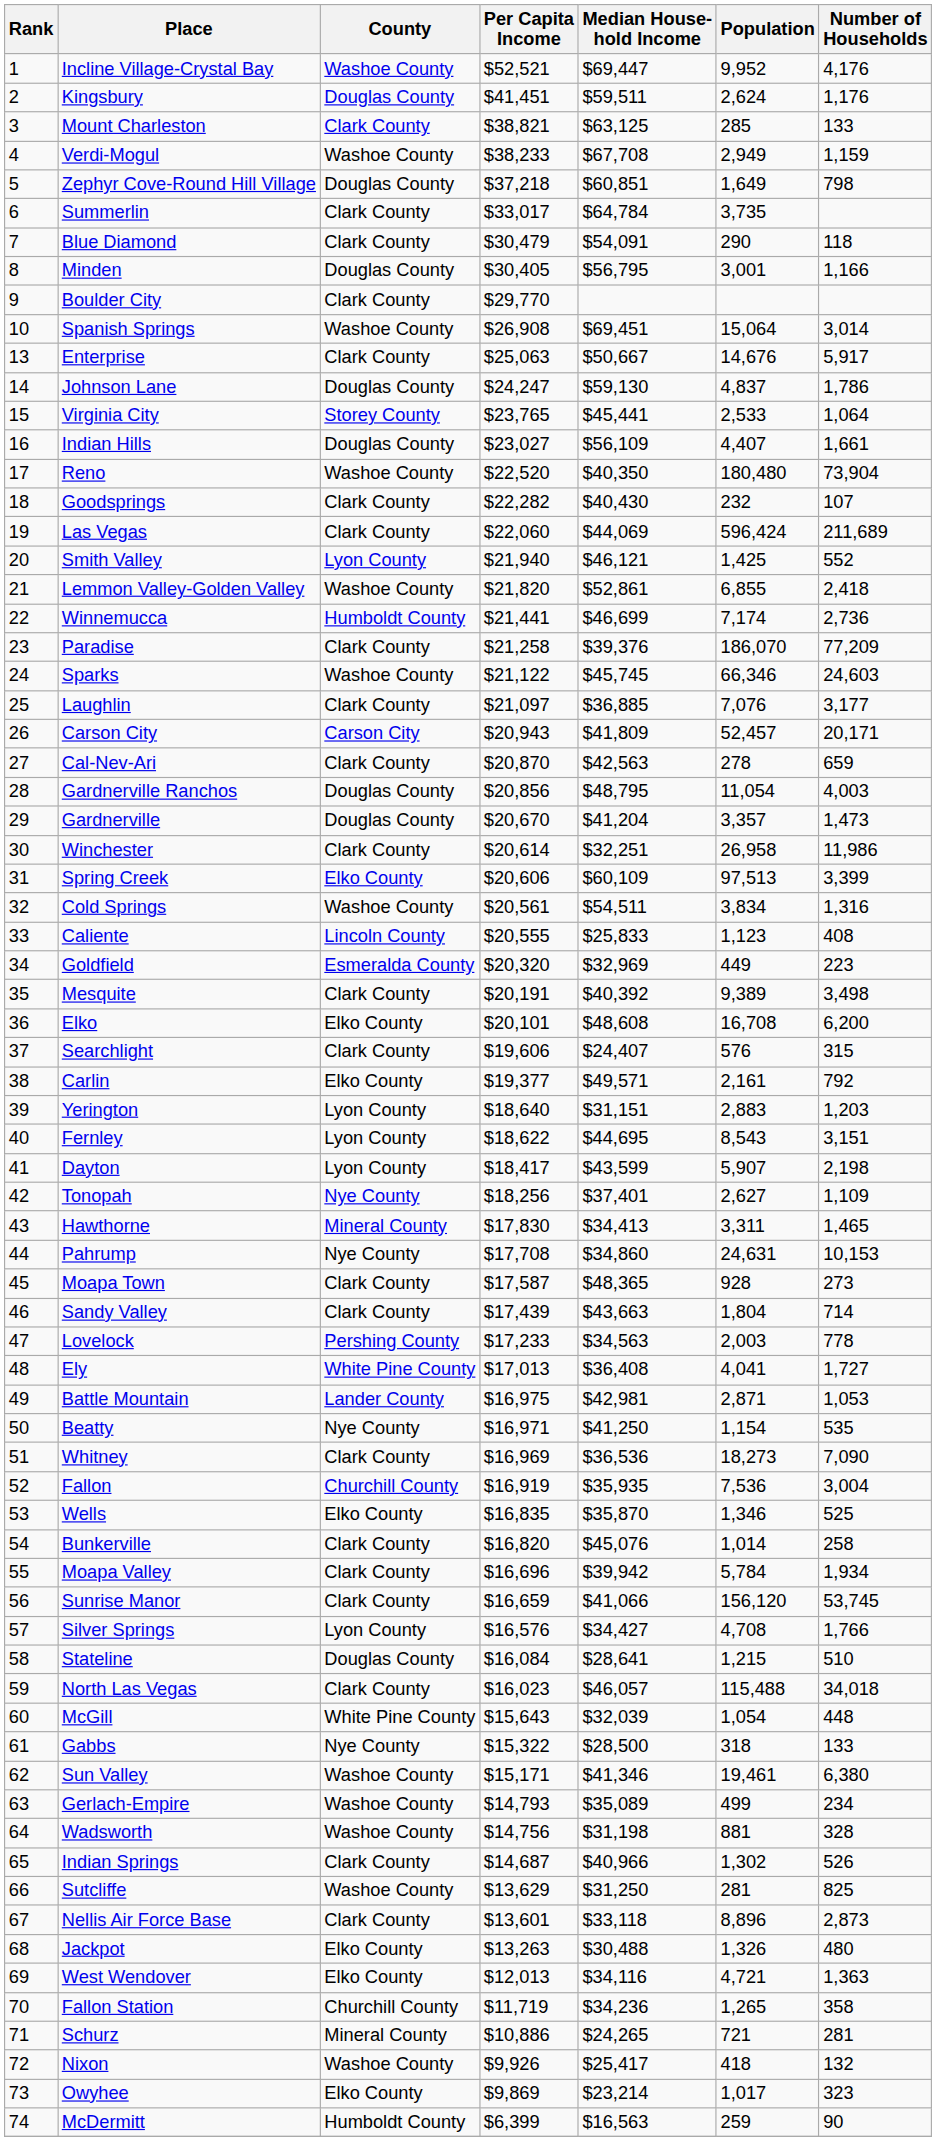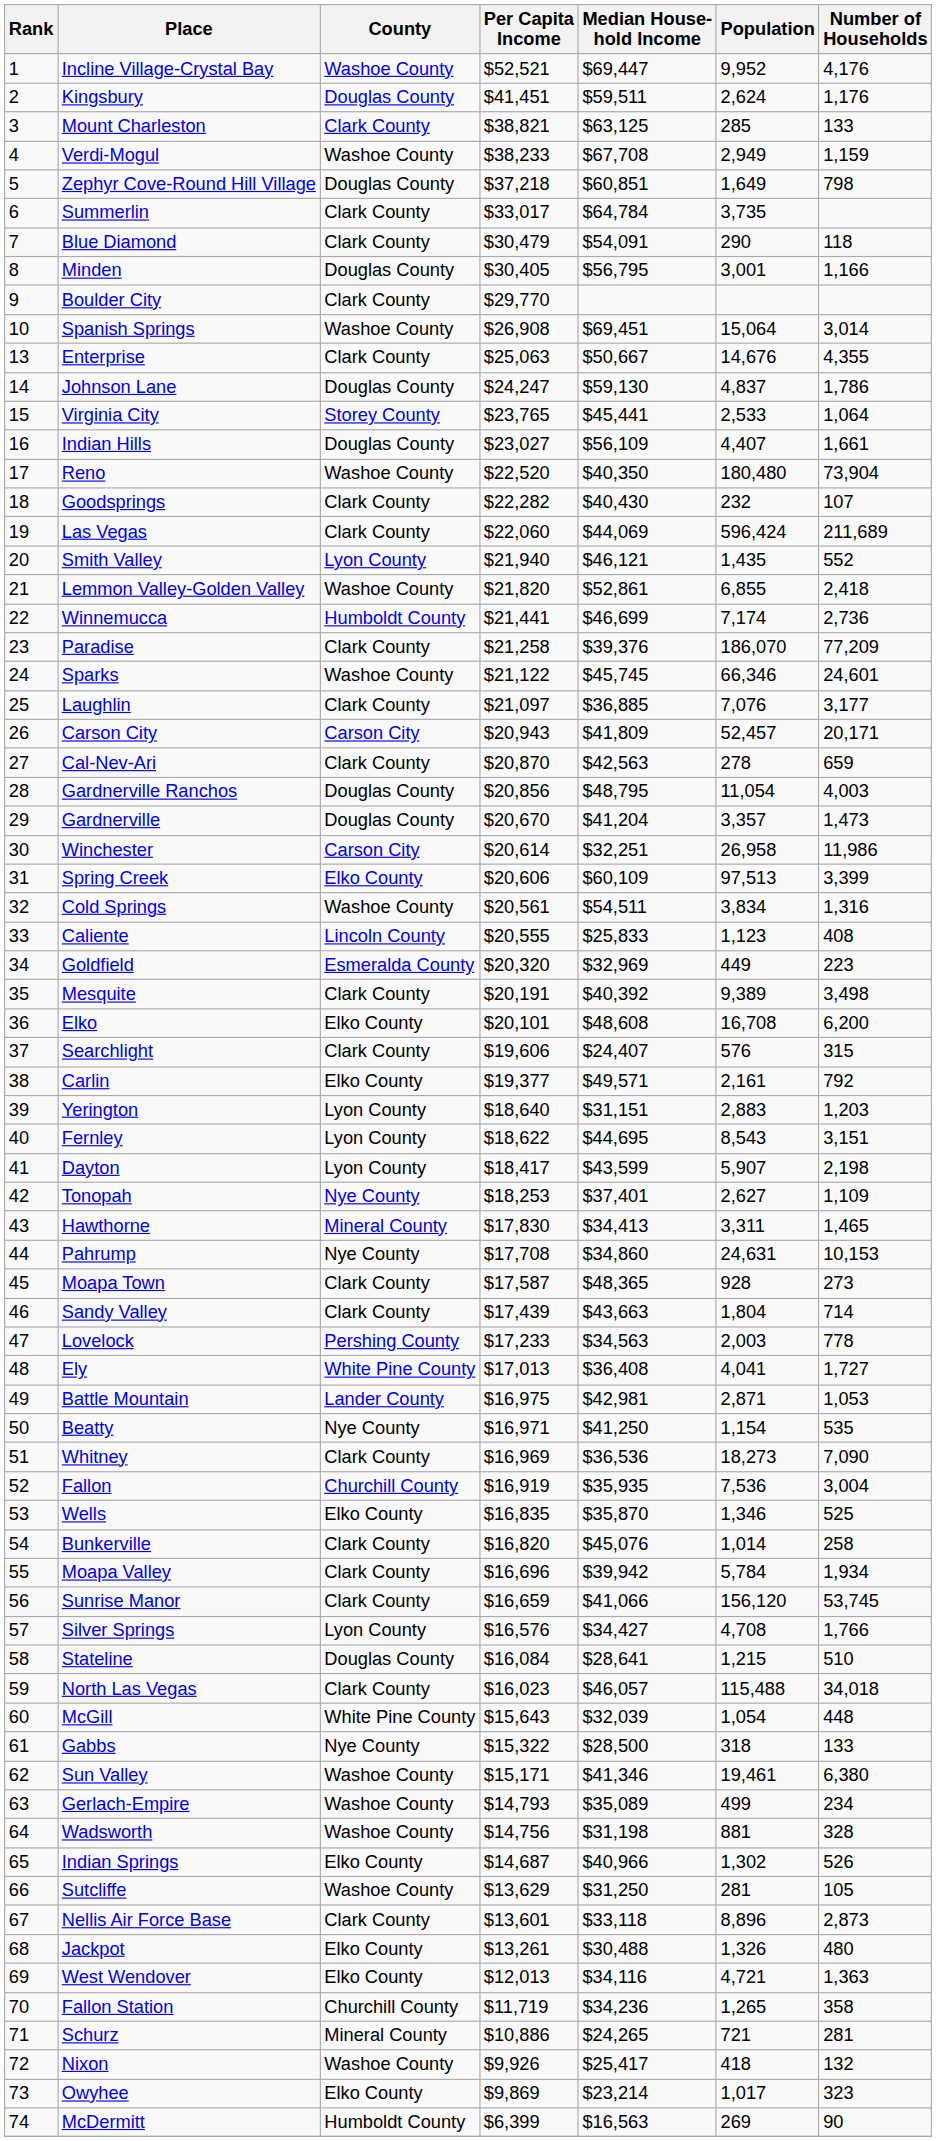(846, 357) 5,917 -> (846, 357) 4,355
(743, 560) 1,425 -> (743, 560) 1,435
(851, 675) 24,603 -> (851, 675) 24,601
(377, 849) Clark County -> (372, 849) Carson City
(517, 1196) $18,256 -> (517, 1196) $18,253
(377, 1861) Clark County -> (373, 1861) Elko County
(838, 1890) 825 -> (838, 1890) 105
(517, 1948) $13,263 -> (517, 1948) $13,261
(736, 2122) 259 -> (736, 2122) 269
